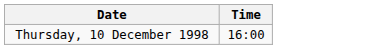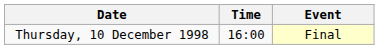+ column: (323, 15)
